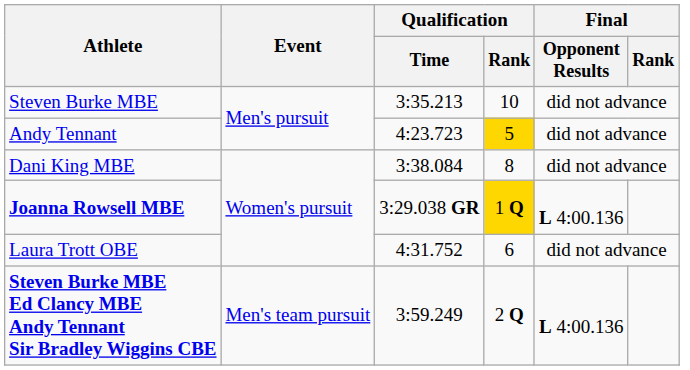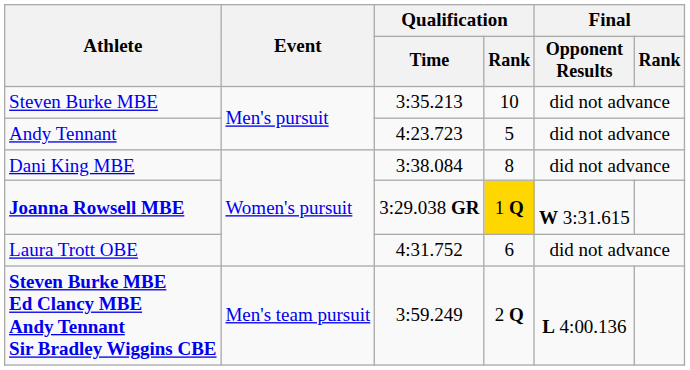(509, 134) gold background -> (509, 134) no background
(581, 219) L 4:00.136 -> (584, 219) W 3:31.615
